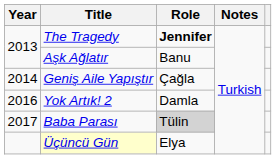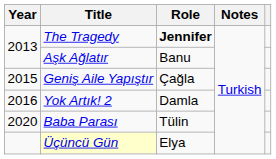(22, 79) 2014 -> (22, 79) 2015
(22, 121) 2017 -> (22, 121) 2020
(174, 121) lightgrey background -> (174, 121) no background
